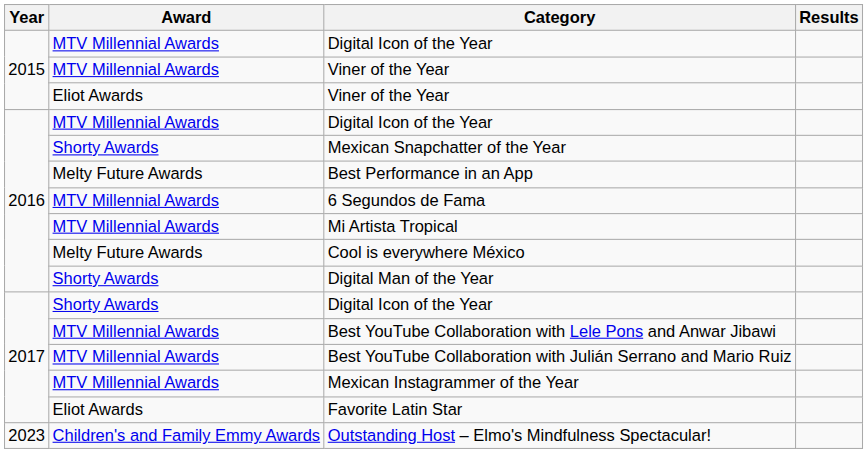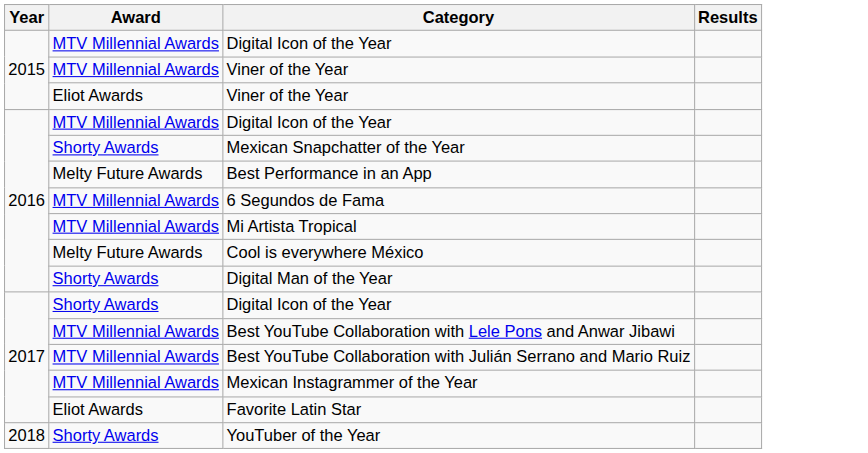+ row: (27, 435)
- row: (27, 435)
